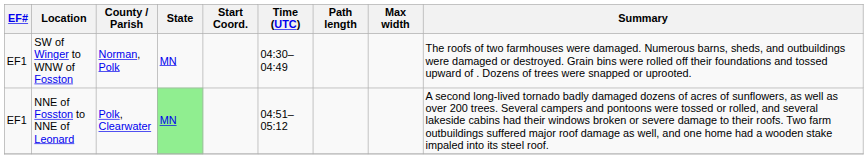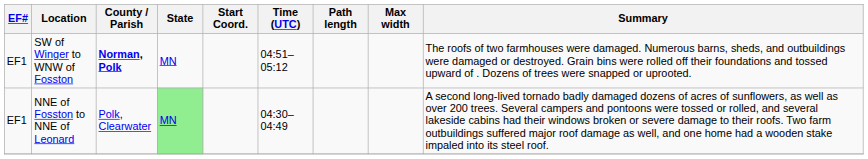(119, 60) normal -> (121, 60) bold
(277, 60) 04:30–04:49 -> (277, 60) 04:51–05:12
(277, 121) 04:51–05:12 -> (277, 121) 04:30–04:49
